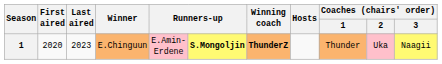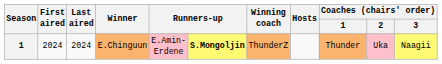(52, 47) 2020 -> (52, 47) 2024
(81, 47) 2023 -> (81, 47) 2024
(268, 47) bold -> (268, 47) normal
